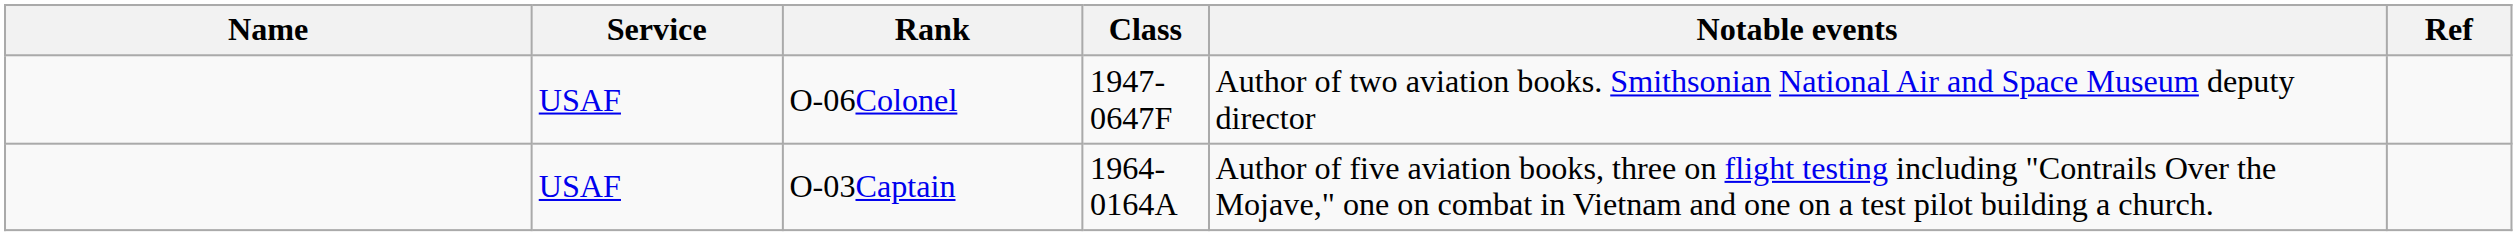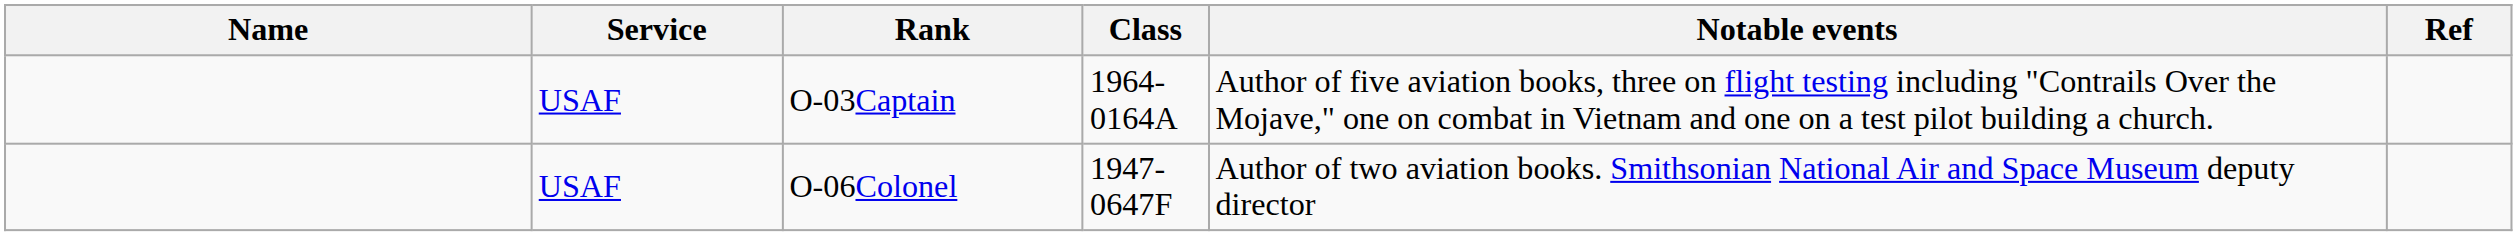rows swapped: (873, 99) <-> (872, 186)
